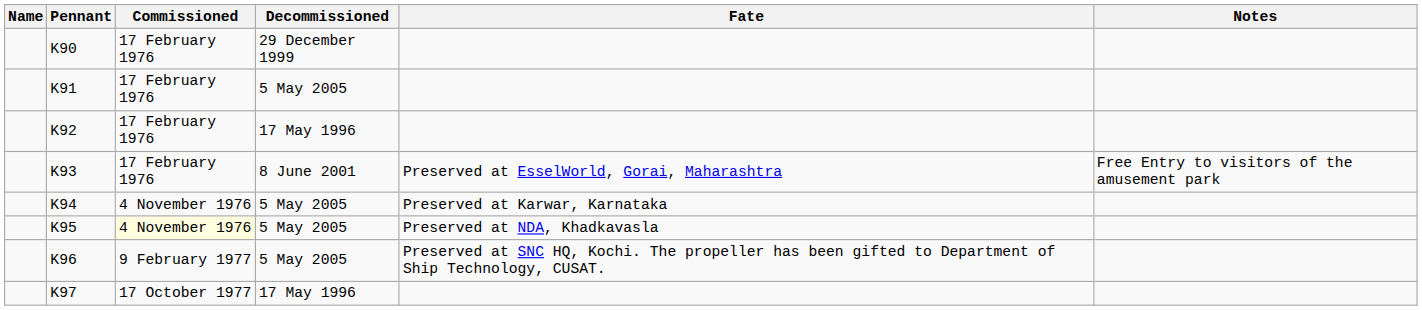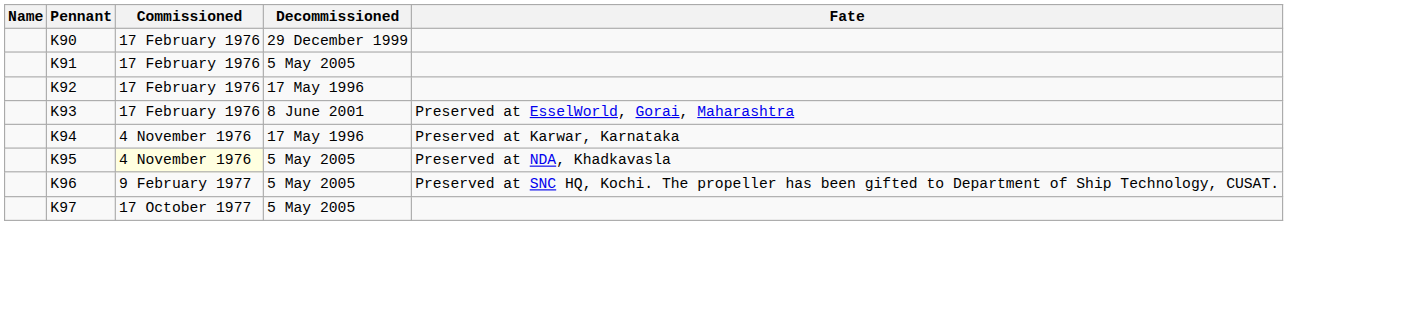- column: (1255, 17)
(303, 204) 5 May 2005 -> (316, 136) 17 May 1996
(307, 293) 17 May 1996 -> (311, 208) 5 May 2005
